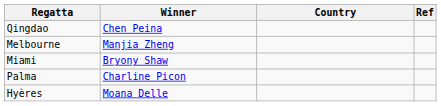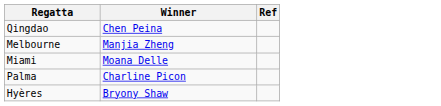- column: (335, 12)
(135, 61) Bryony Shaw -> (135, 61) Moana Delle
(135, 93) Moana Delle -> (135, 93) Bryony Shaw
